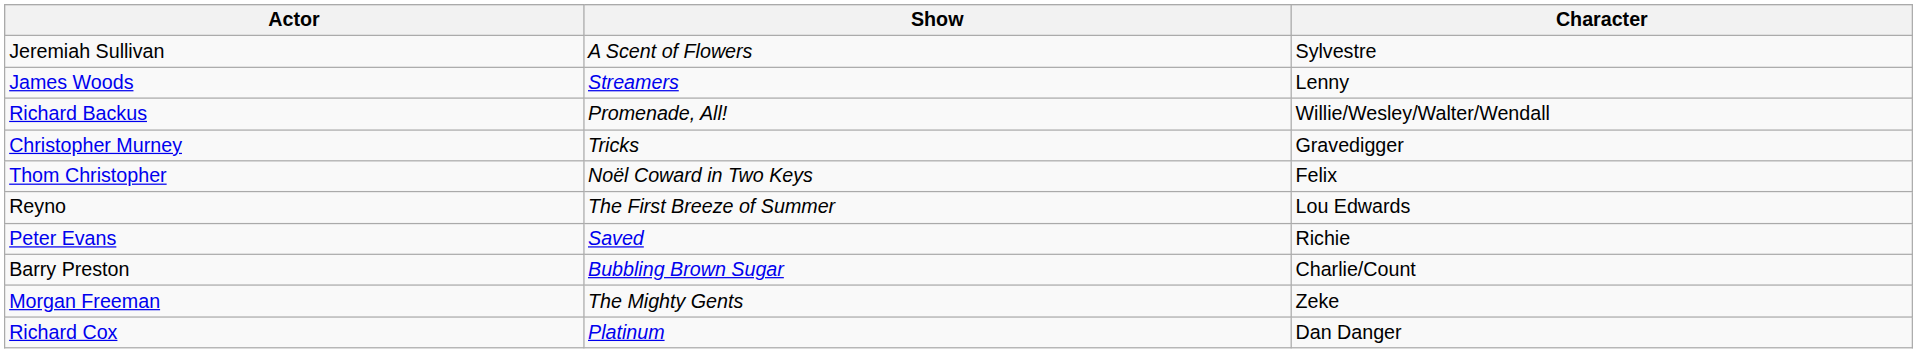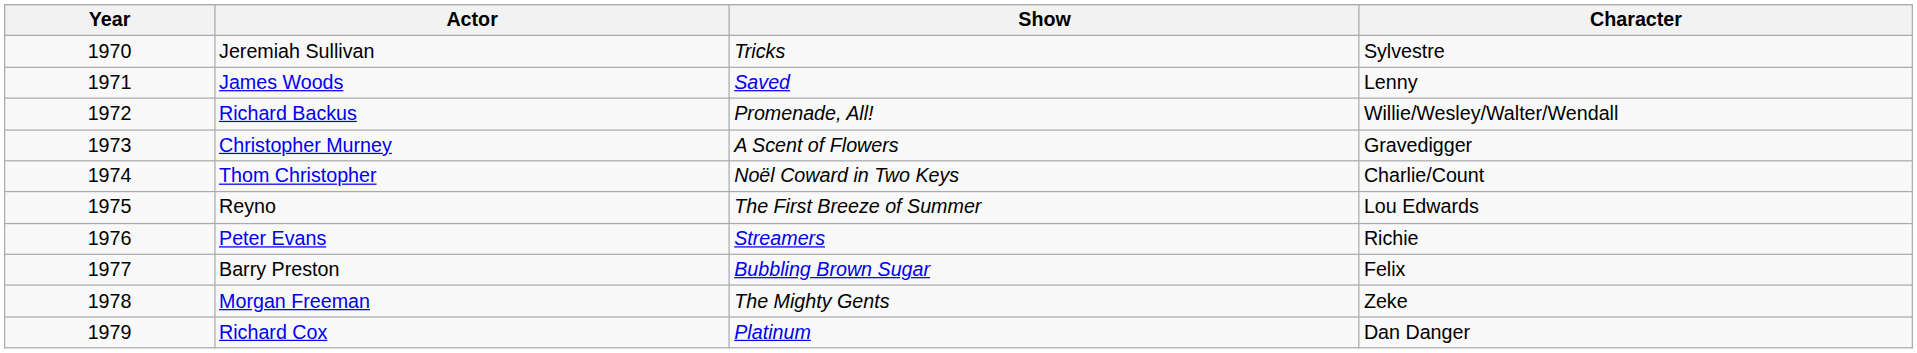+ column: (110, 20)
(670, 51) A Scent of Flowers -> (760, 51) Tricks
(633, 82) Streamers -> (762, 82) Saved
(614, 144) Tricks -> (816, 144) A Scent of Flowers
(1316, 176) Felix -> (1424, 176) Charlie/Count
(616, 238) Saved -> (780, 238) Streamers
(1356, 269) Charlie/Count -> (1385, 269) Felix
